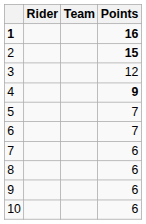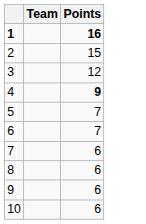- column: (42, 14)
(132, 53) bold -> (94, 53) normal
